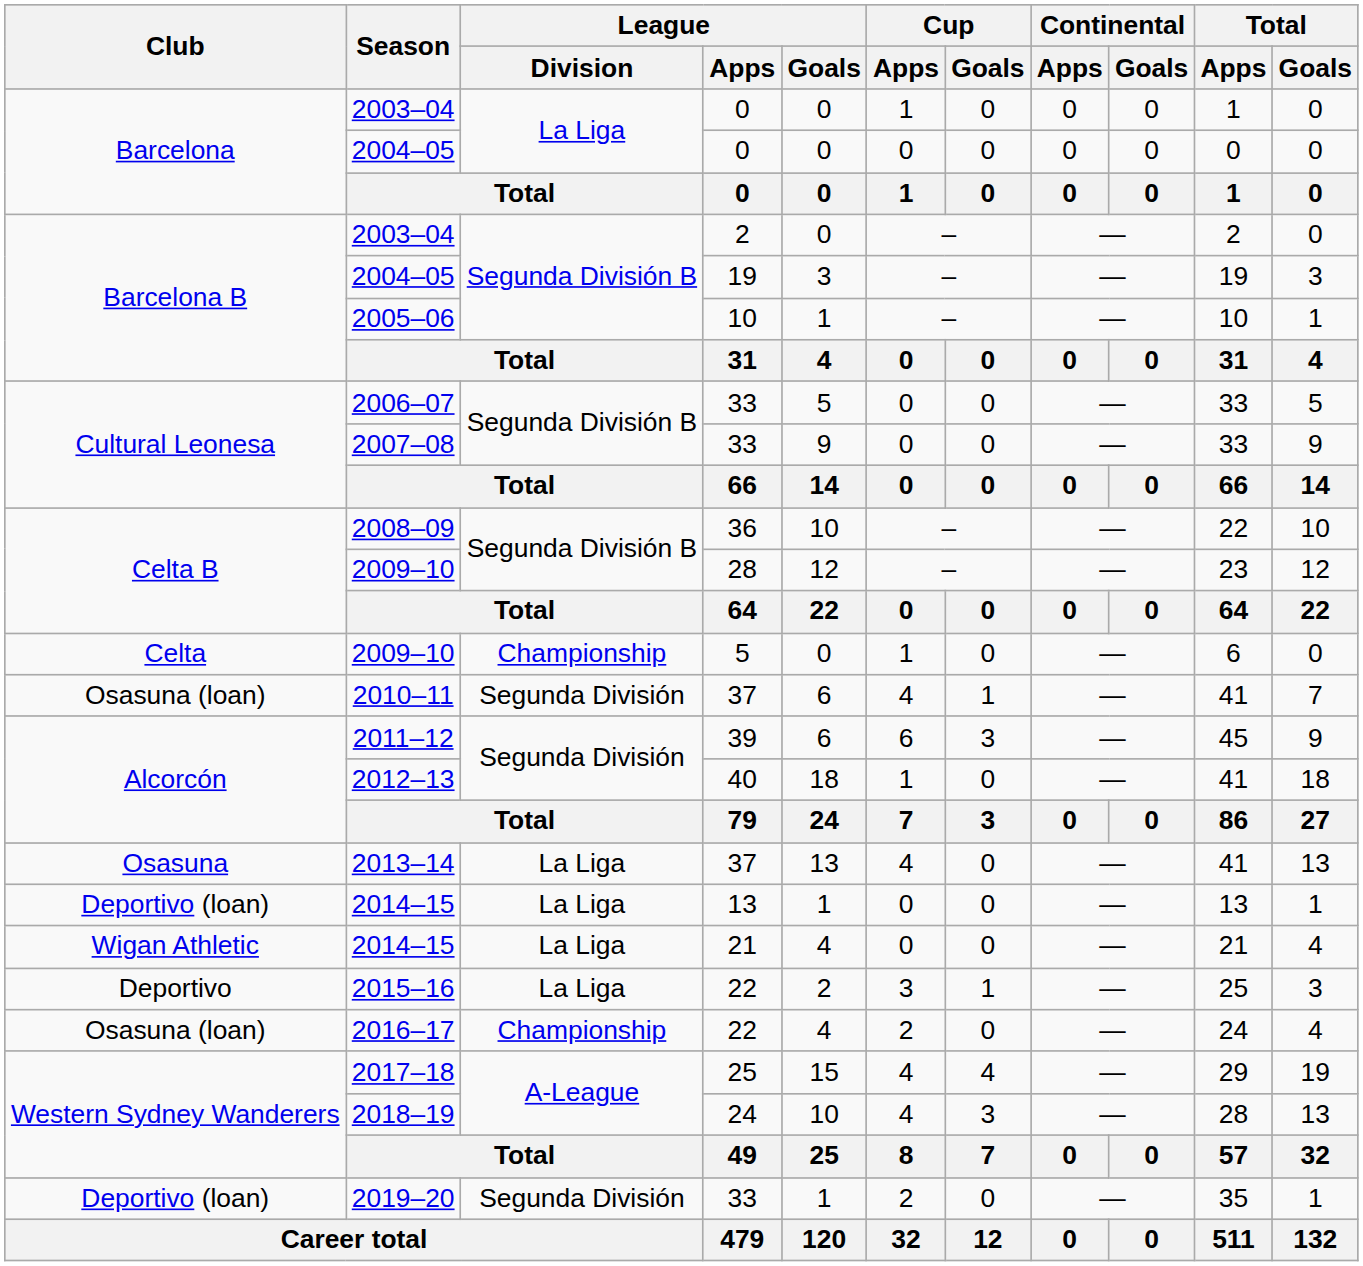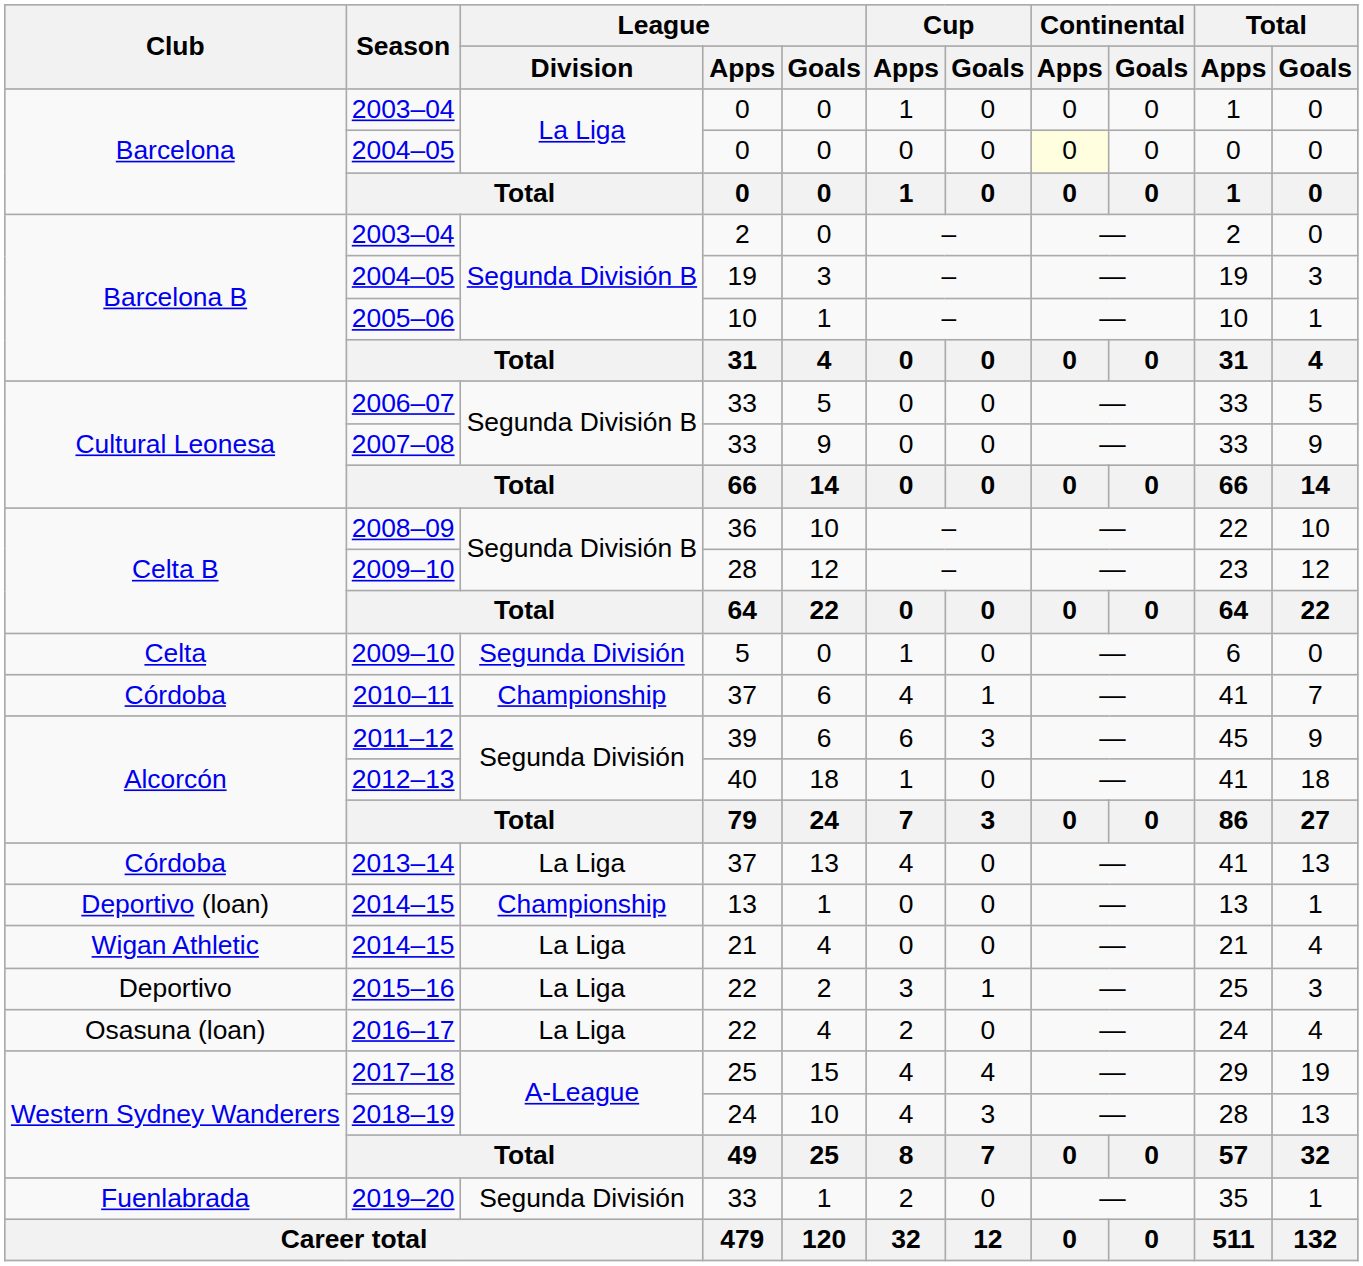(1070, 151) no background -> (1070, 151) lightyellow background
(582, 653) Championship -> (582, 653) Segunda División
(175, 695) Osasuna (loan) -> (175, 695) Córdoba
(582, 695) Segunda División -> (582, 695) Championship
(175, 862) Osasuna -> (175, 862) Córdoba
(582, 904) La Liga -> (582, 904) Championship
(582, 1030) Championship -> (582, 1030) La Liga
(175, 1197) Deportivo (loan) -> (175, 1197) Fuenlabrada
